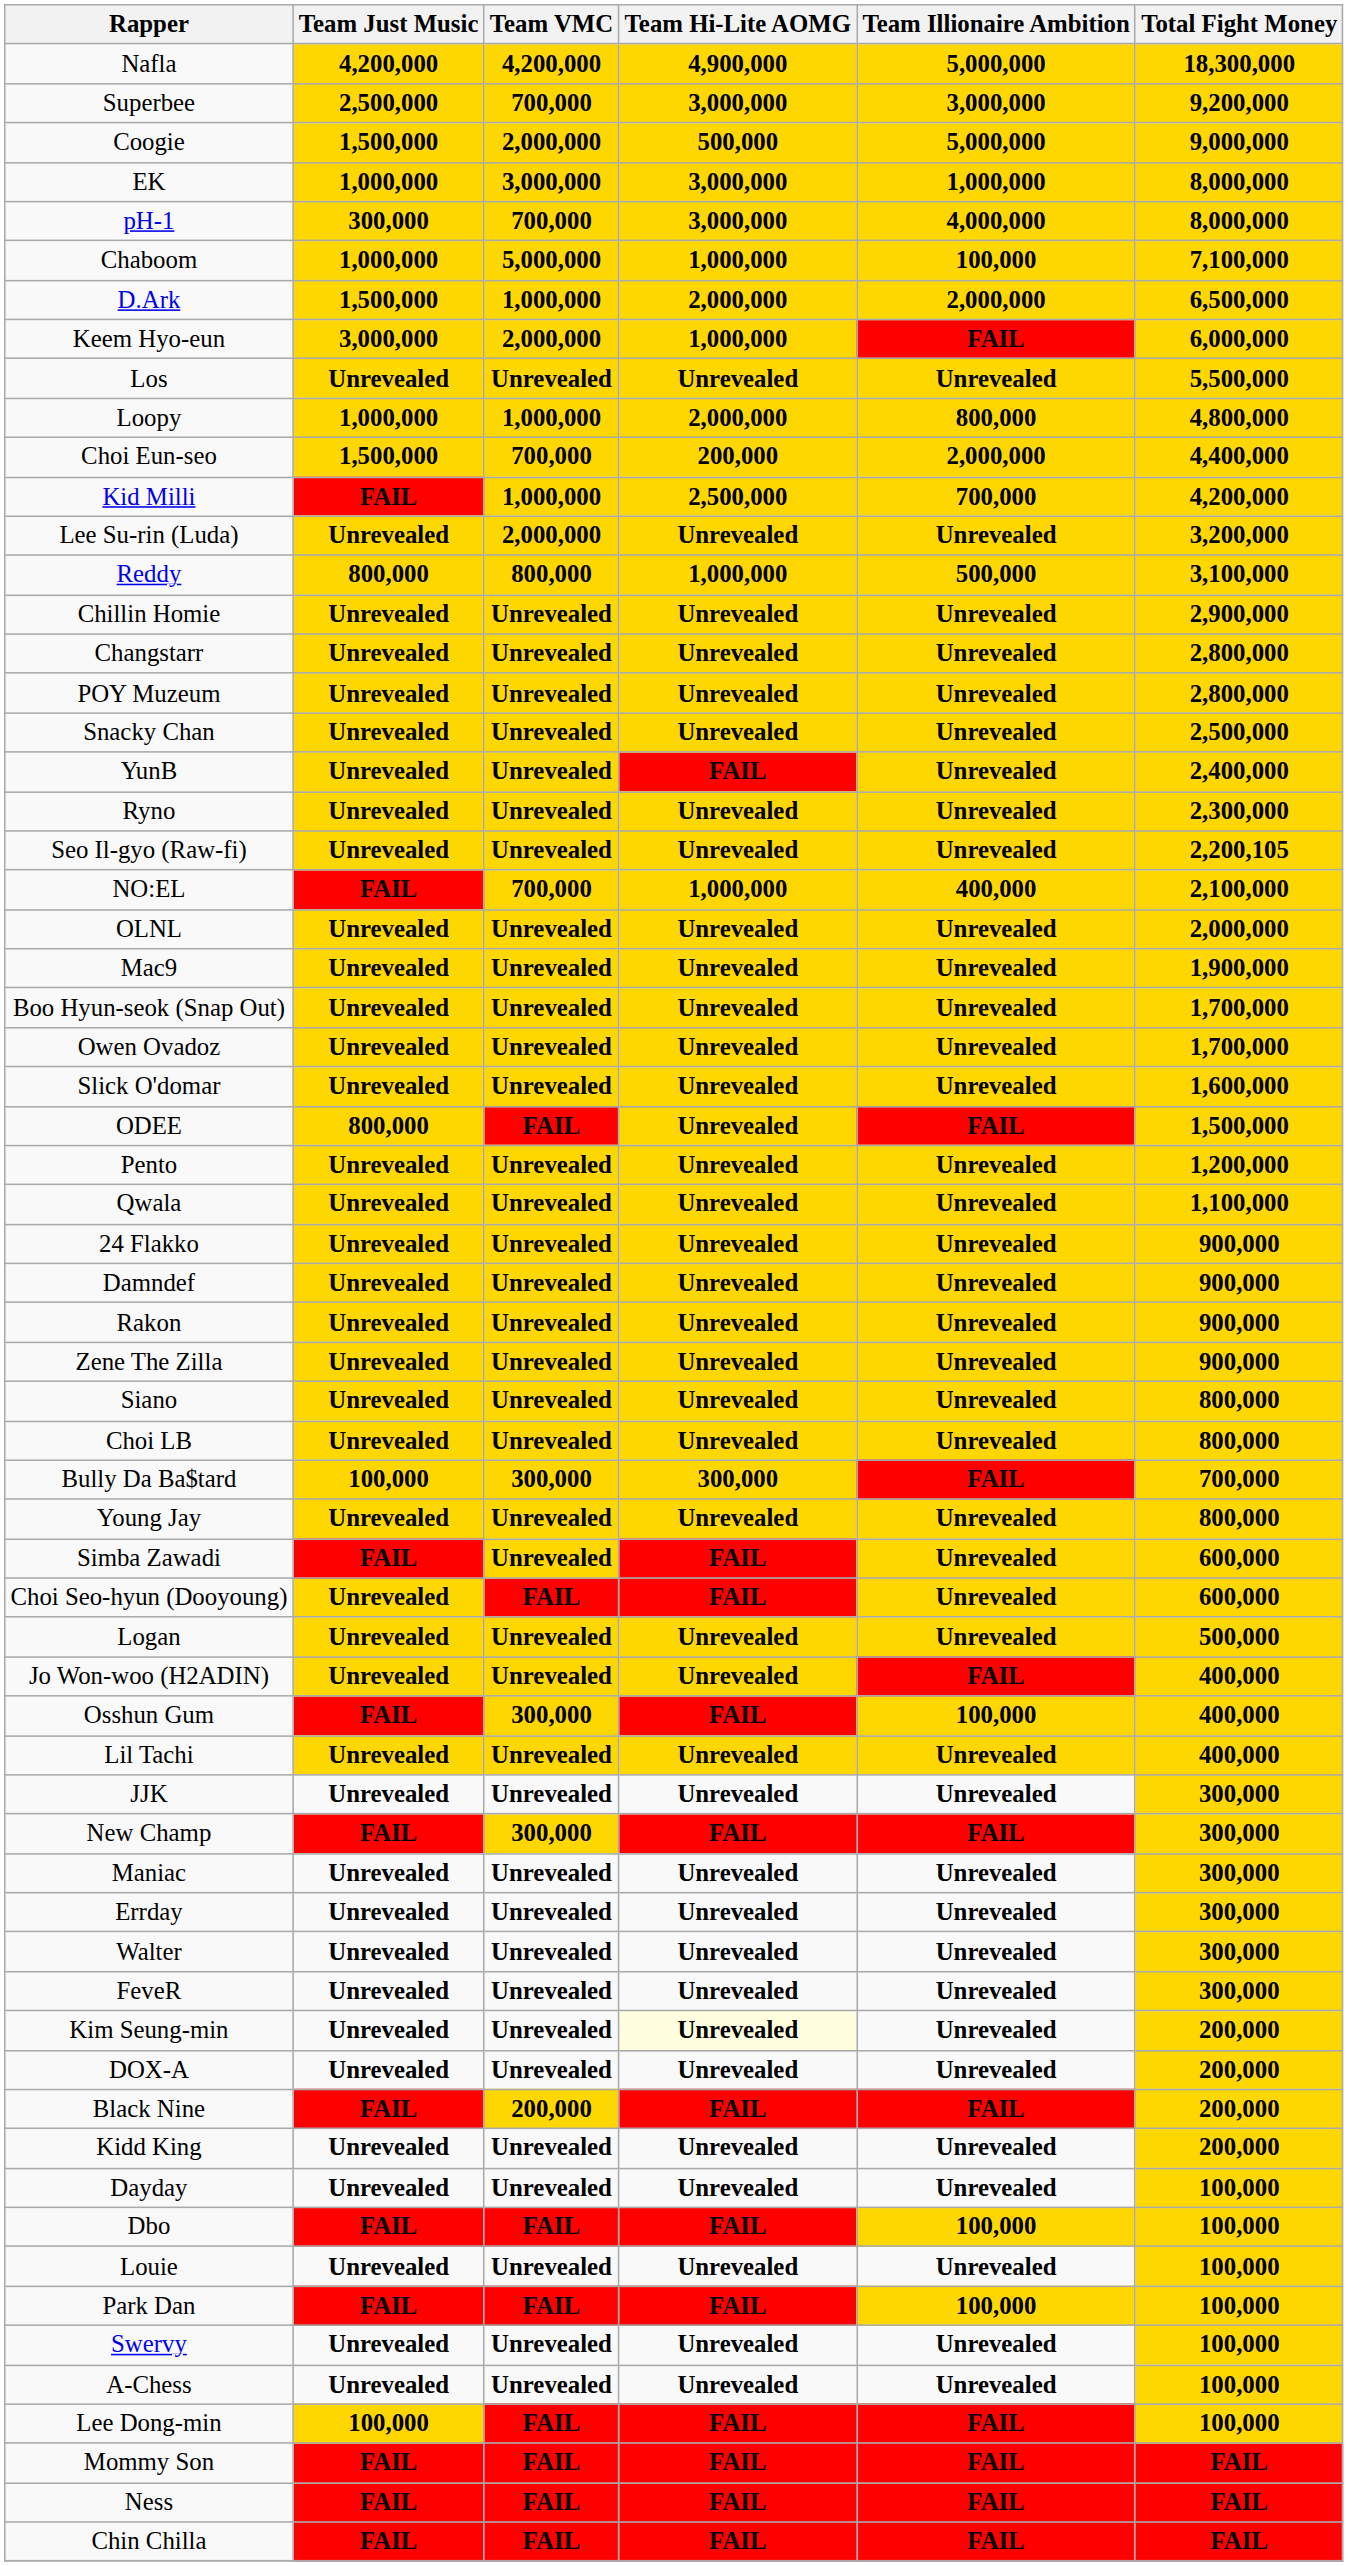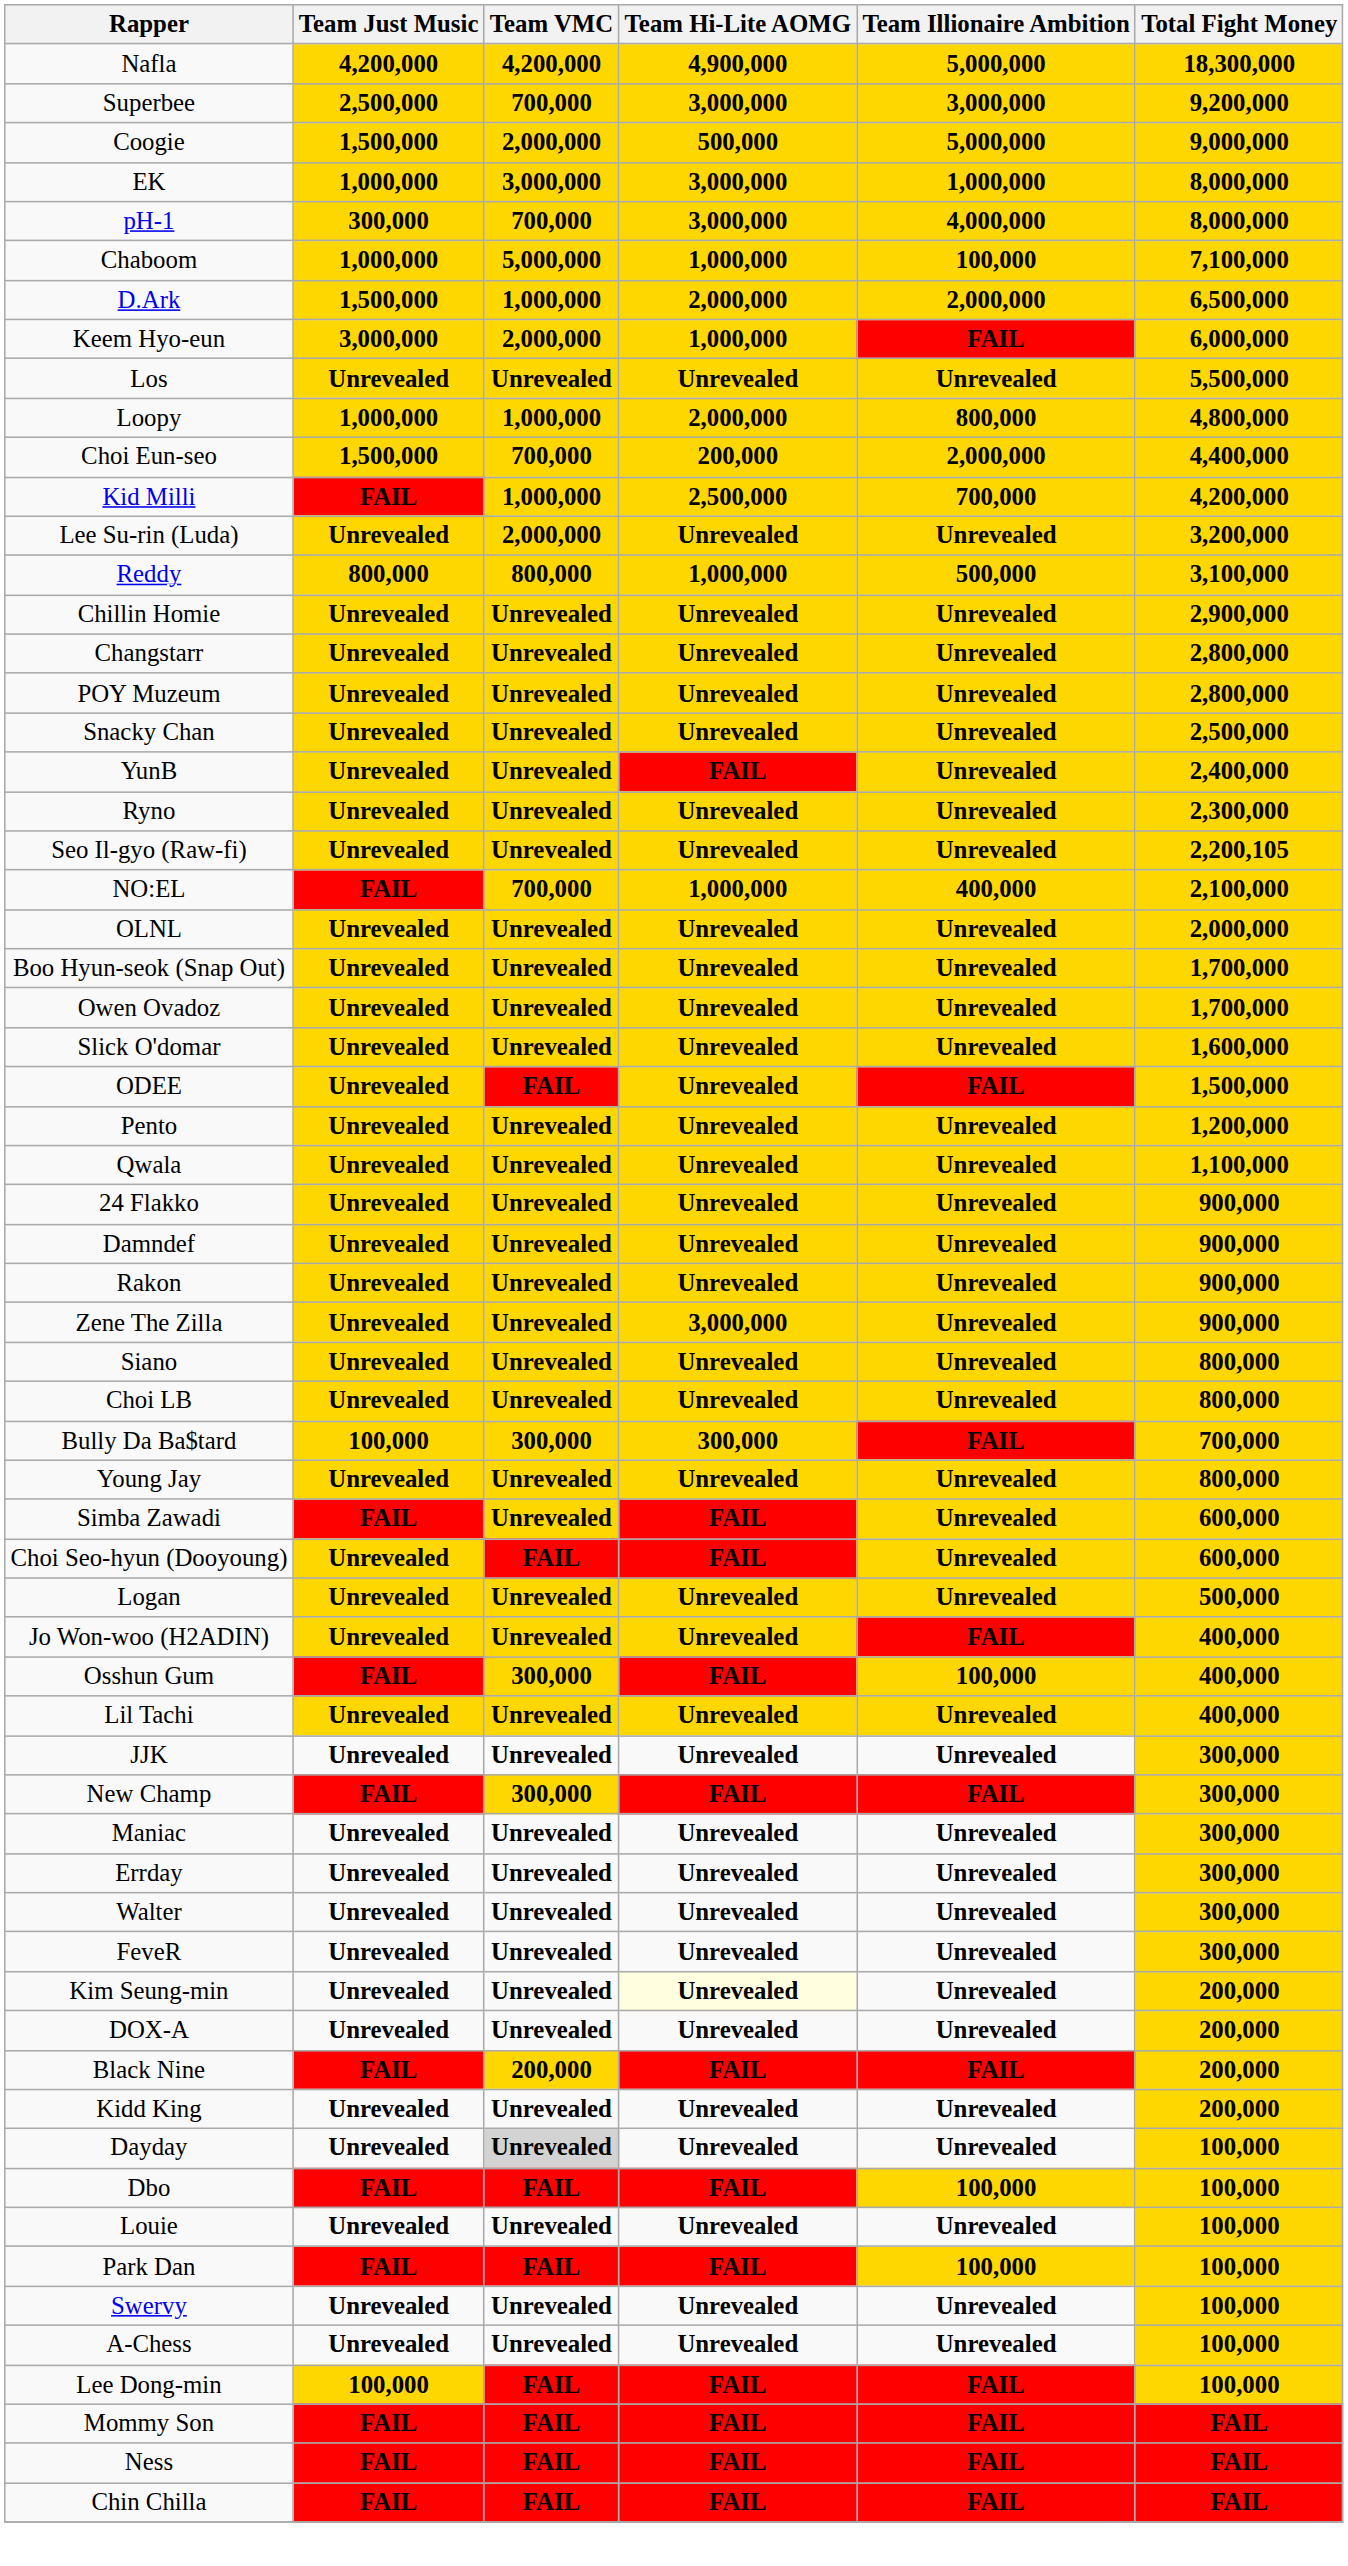- row: (149, 968)
(389, 1125) 800,000 -> (389, 1086) Unrevealed
(738, 1361) Unrevealed -> (738, 1322) 3,000,000
(552, 2187) no background -> (552, 2148) lightgrey background
